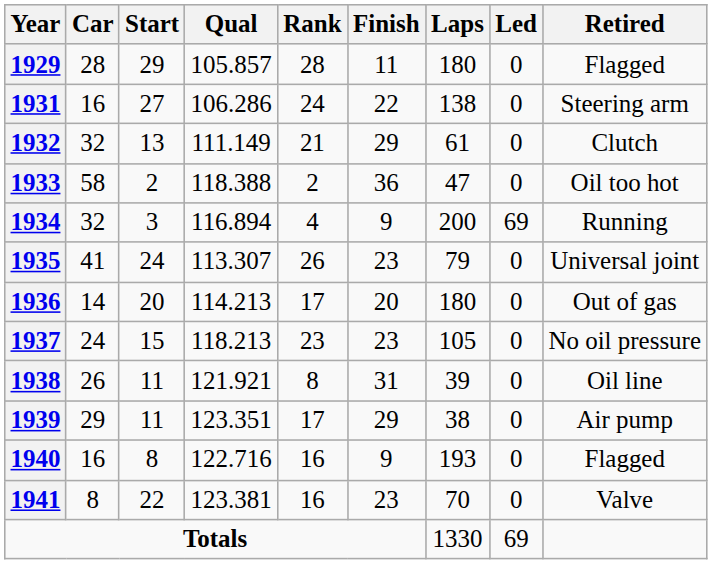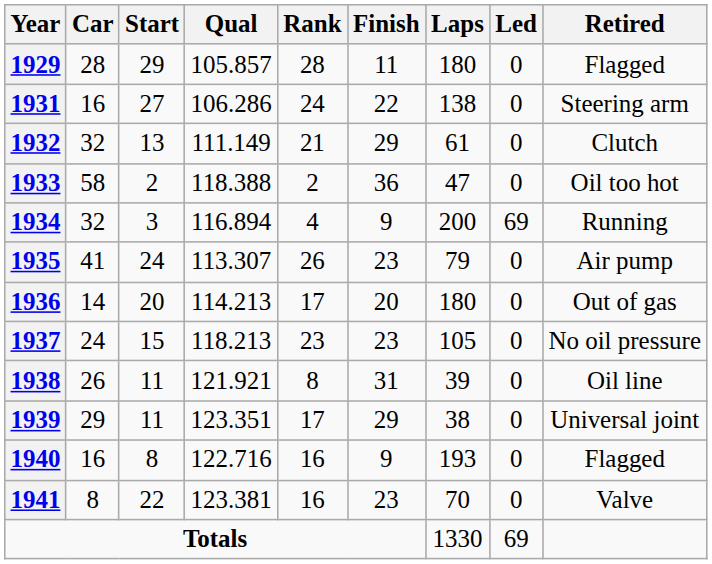(625, 261) Universal joint -> (625, 261) Air pump
(625, 420) Air pump -> (625, 420) Universal joint
